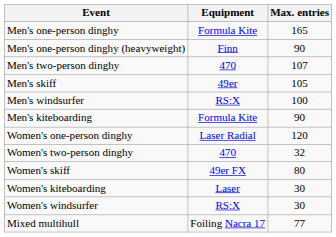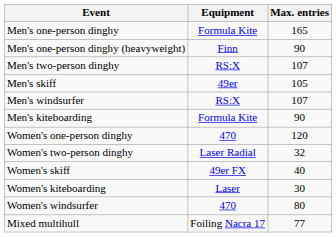(228, 65) 470 -> (228, 65) RS:X
(300, 100) 100 -> (300, 100) 107
(228, 135) Laser Radial -> (228, 135) 470
(228, 153) 470 -> (228, 153) Laser Radial
(300, 170) 80 -> (300, 170) 40
(228, 205) RS:X -> (228, 205) 470
(300, 205) 30 -> (300, 205) 80
